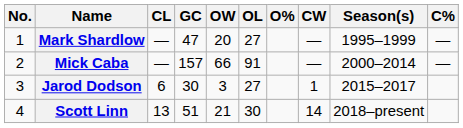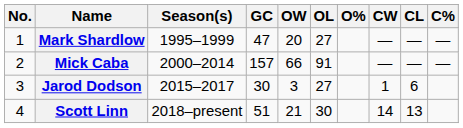columns swapped: (379, 16) <-> (161, 16)
